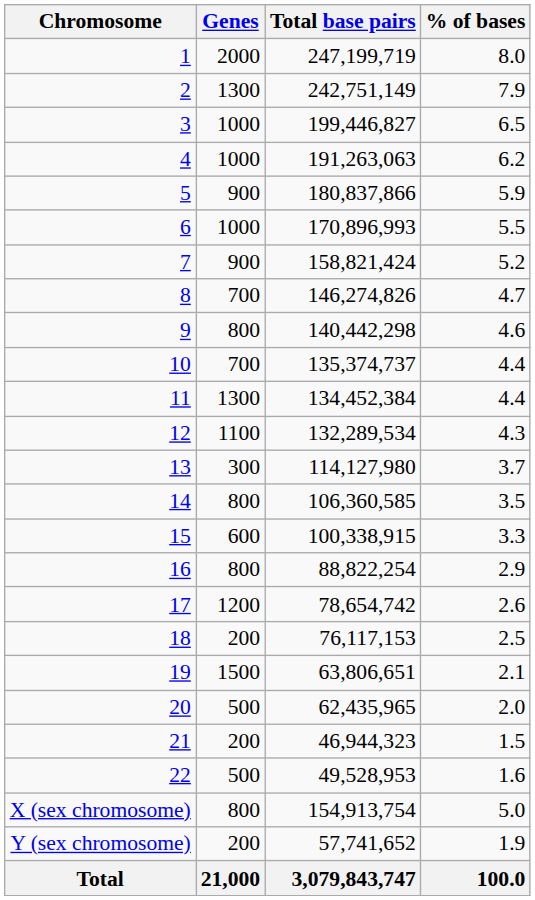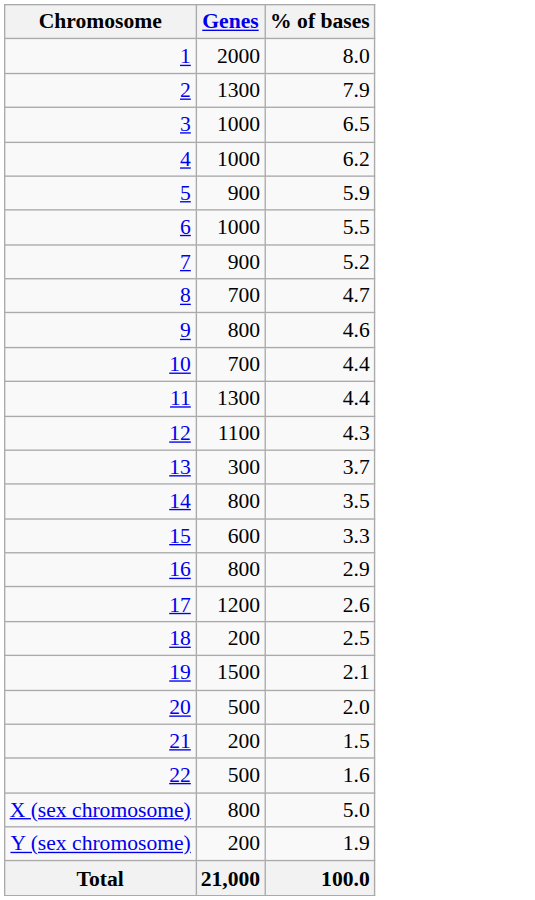- column: (343, 21)
